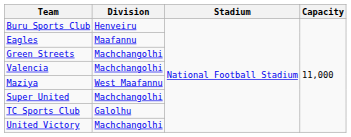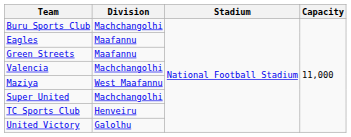(115, 26) Henveiru -> (129, 26) Machchangolhi
(129, 54) Machchangolhi -> (115, 54) Maafannu
(113, 111) Galolhu -> (115, 111) Henveiru
(129, 125) Machchangolhi -> (113, 125) Galolhu
